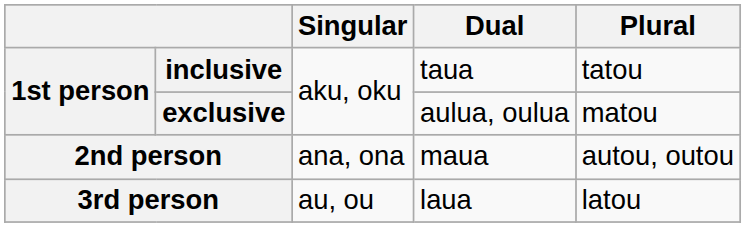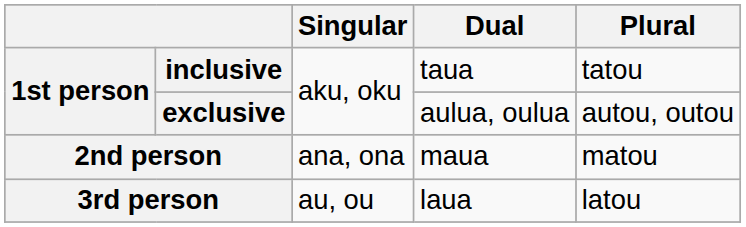(620, 112) matou -> (658, 112) autou, outou
(658, 156) autou, outou -> (620, 156) matou
